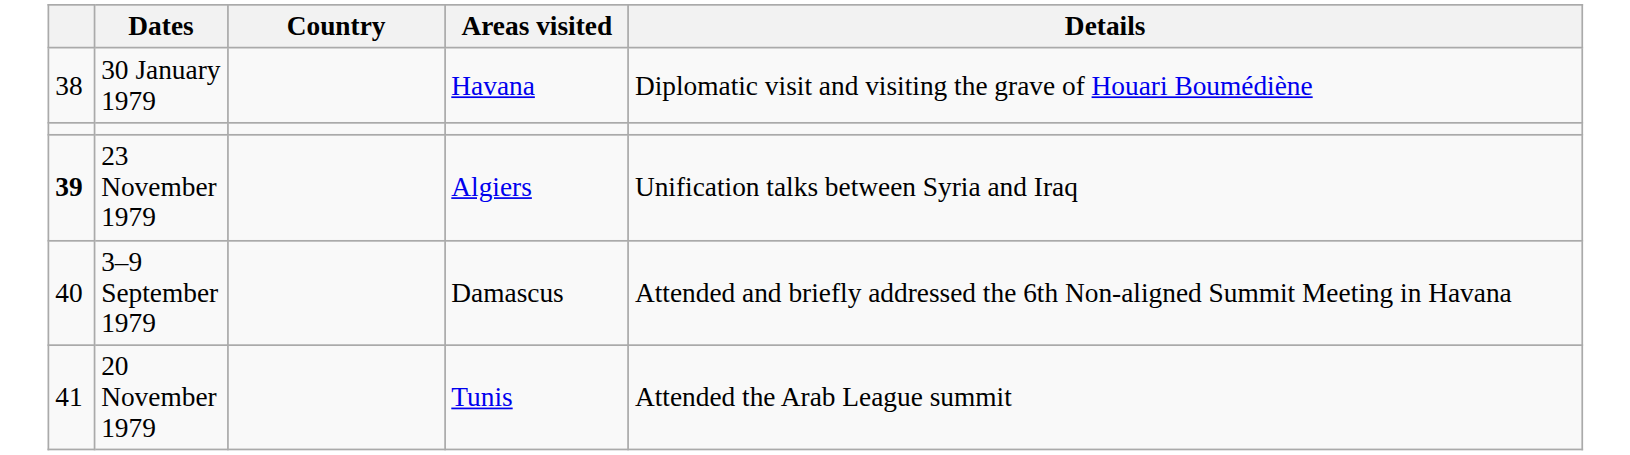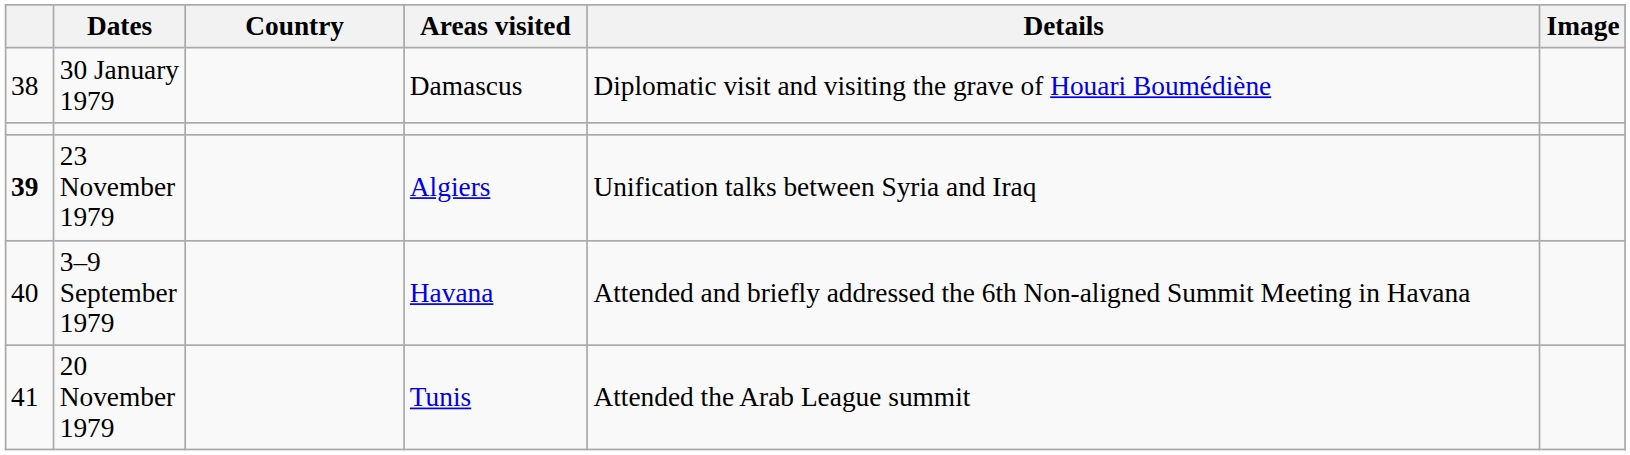+ column: (1583, 26)
(493, 84) Havana -> (466, 84) Damascus
(508, 292) Damascus -> (452, 292) Havana
